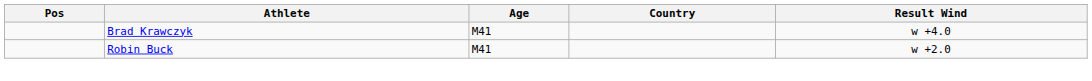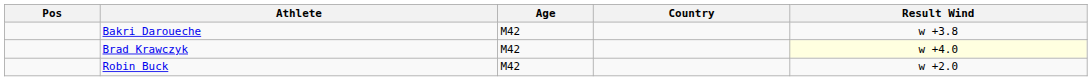+ row: (152, 31)
(482, 31) M41 -> (510, 49) M42
(931, 31) no background -> (938, 49) lightyellow background
(482, 49) M41 -> (510, 67) M42
